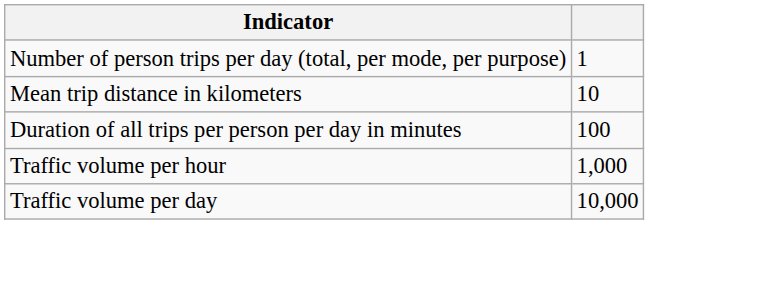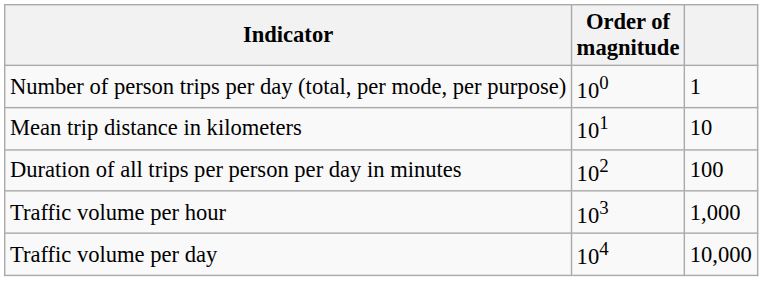+ column: (628, 35)
